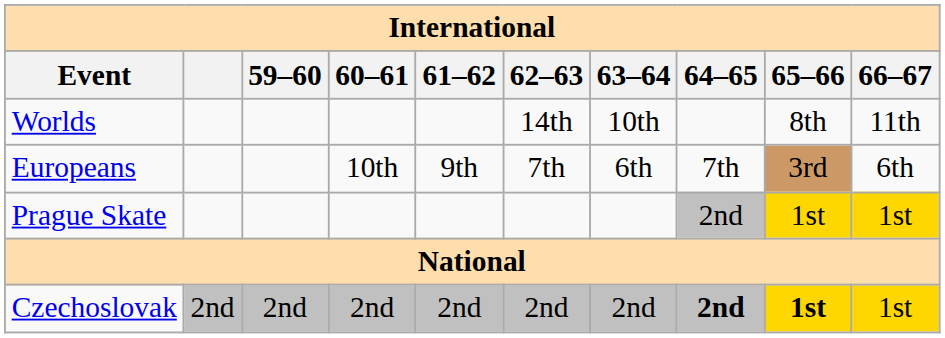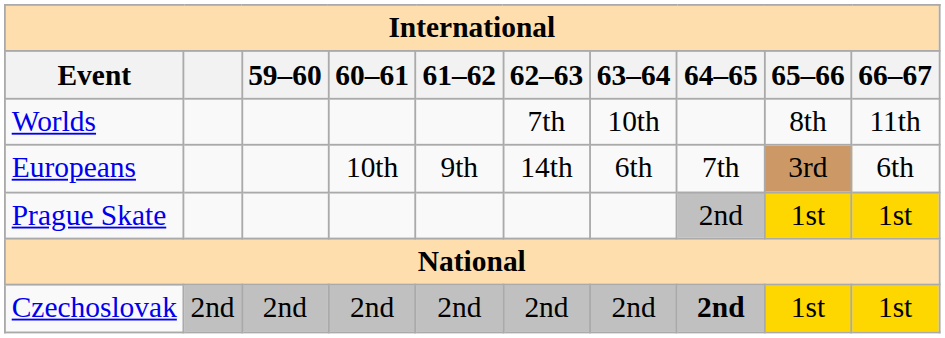(546, 121) 14th -> (546, 121) 7th
(546, 167) 7th -> (546, 167) 14th
(808, 307) bold -> (808, 307) normal
